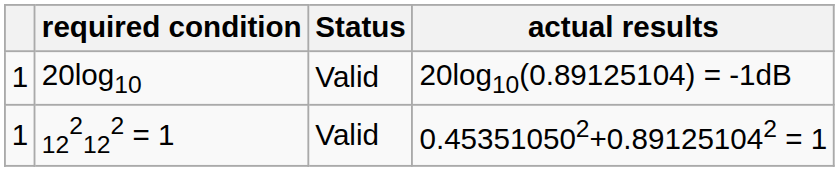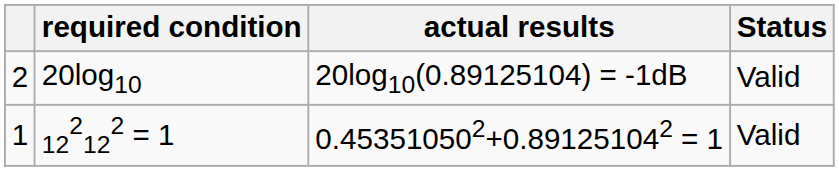columns swapped: (623, 27) <-> (361, 27)
(20, 77) 1 -> (20, 77) 2
